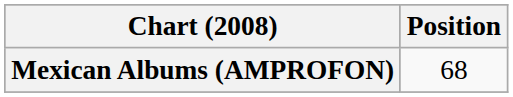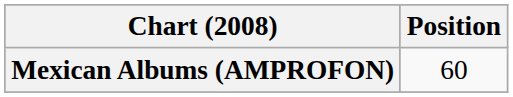(454, 69) 68 -> (454, 69) 60
